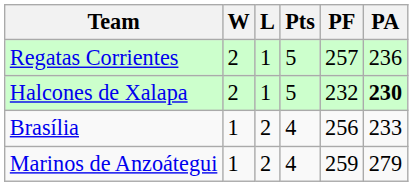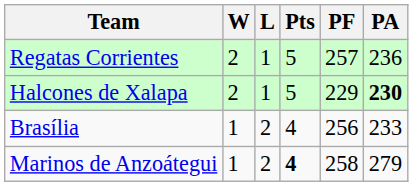(342, 92) 232 -> (342, 92) 229
(291, 163) normal -> (291, 163) bold
(342, 163) 259 -> (342, 163) 258
